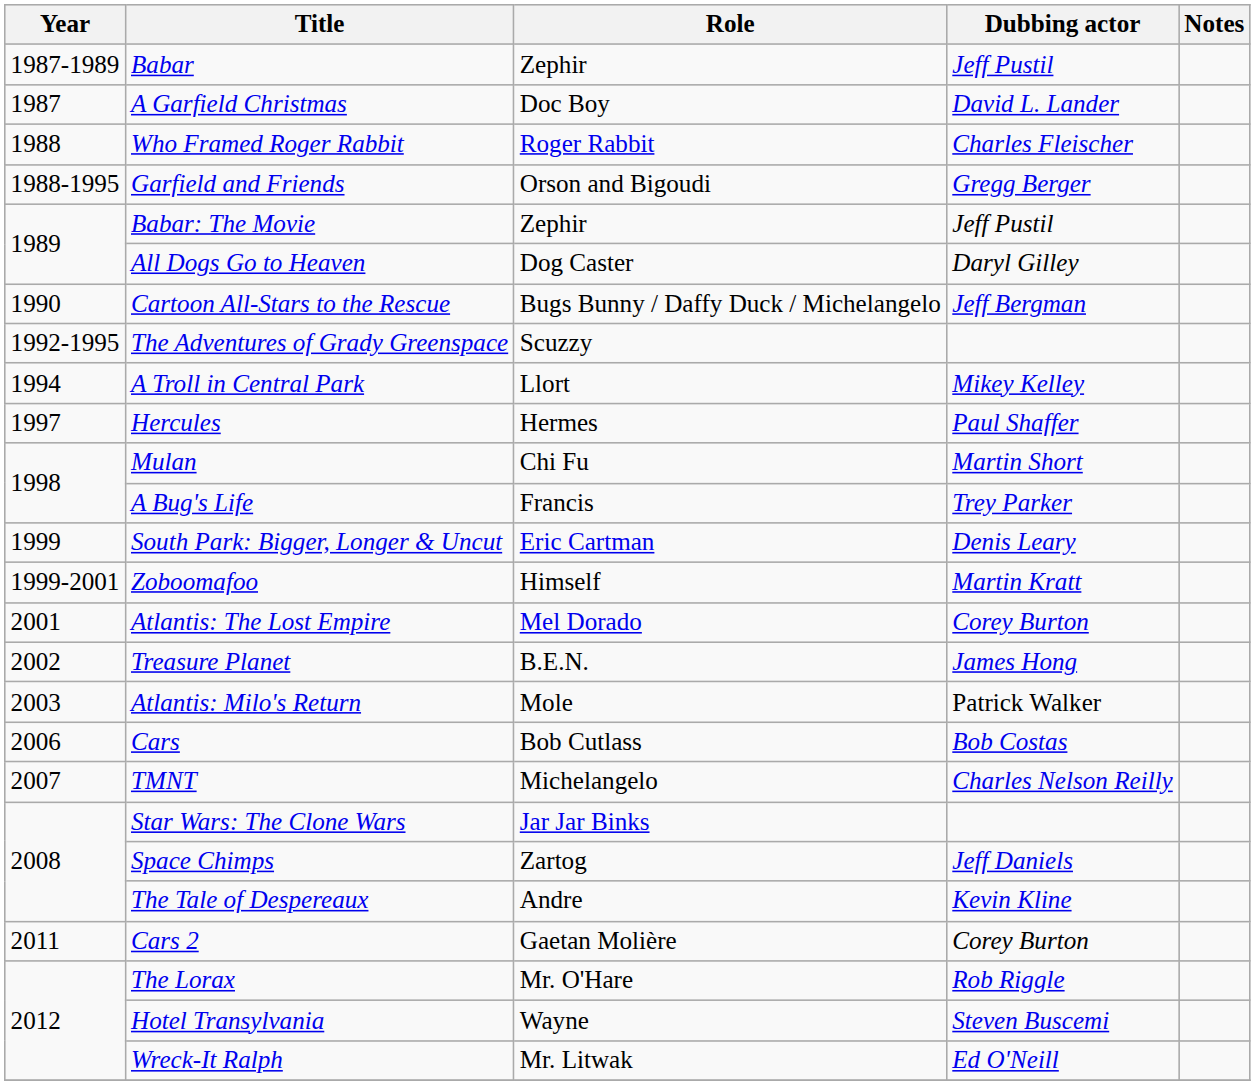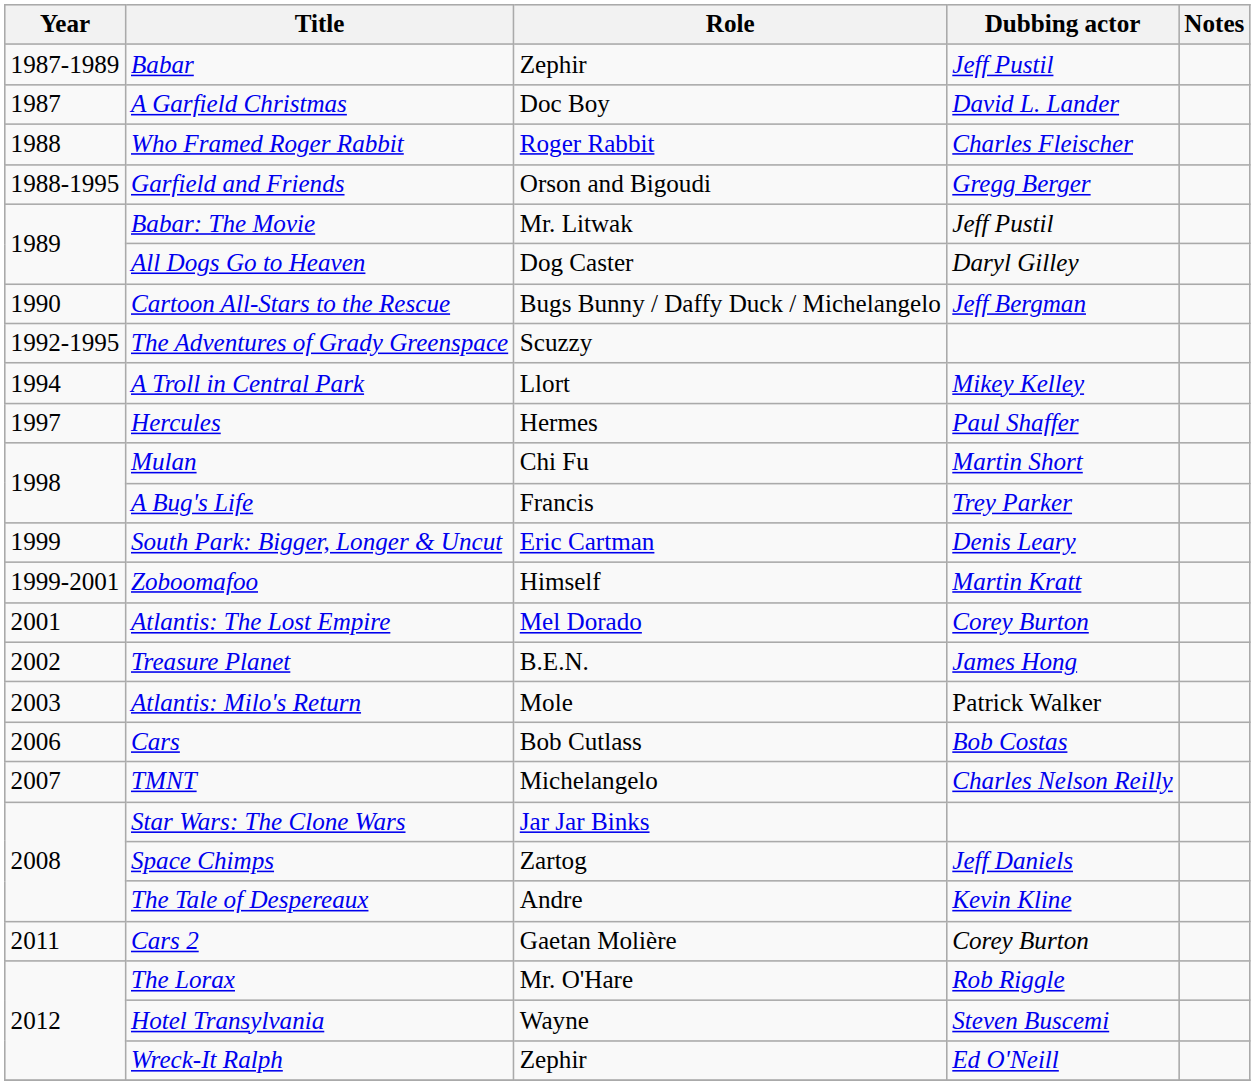(553, 223) Zephir -> (576, 223) Mr. Litwak
(576, 1060) Mr. Litwak -> (553, 1060) Zephir
